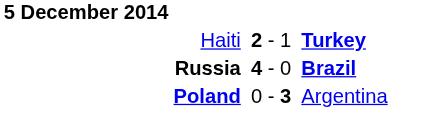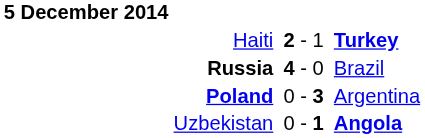(329, 68) bold -> (359, 68) normal
+ row: (223, 123)
